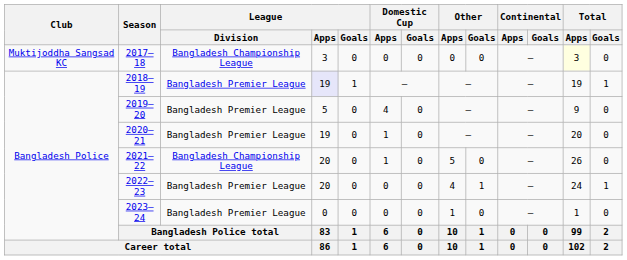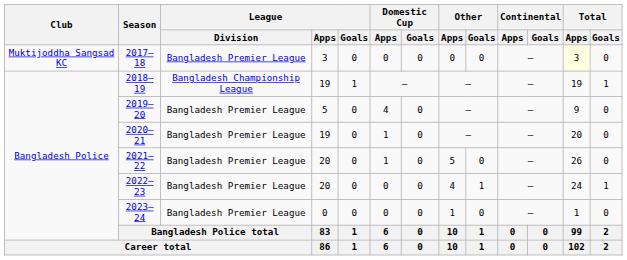(236, 58) Bangladesh Championship League -> (236, 58) Bangladesh Premier League
(236, 84) Bangladesh Premier League -> (236, 84) Bangladesh Championship League
(325, 84) lavender background -> (325, 84) no background
(236, 161) Bangladesh Championship League -> (236, 161) Bangladesh Premier League
